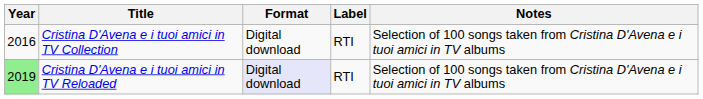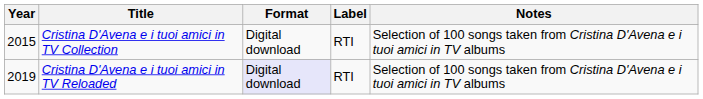(22, 42) 2016 -> (22, 42) 2015
(22, 76) lightgreen background -> (22, 76) no background
